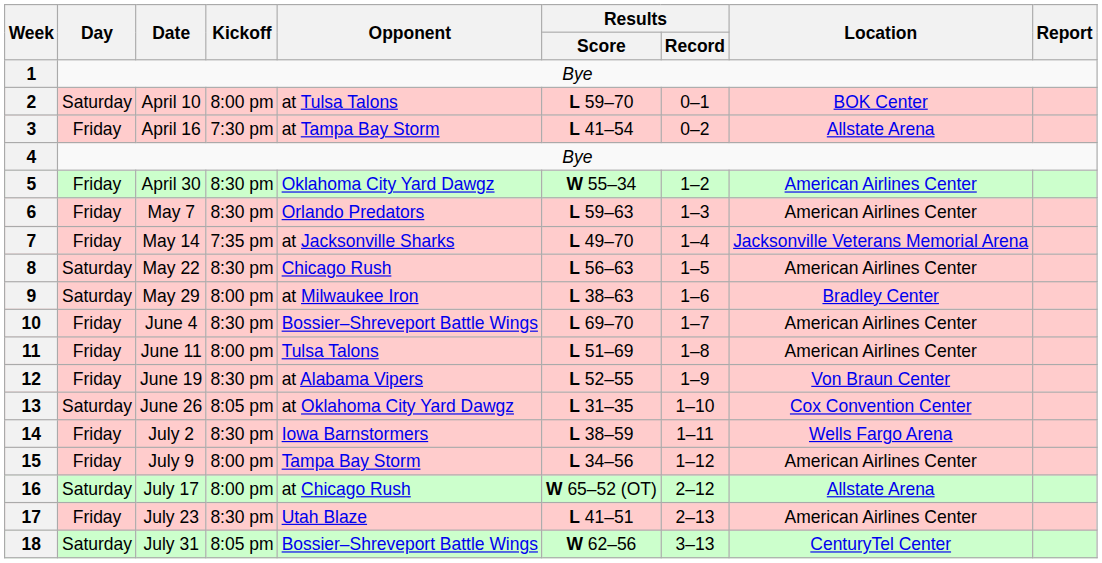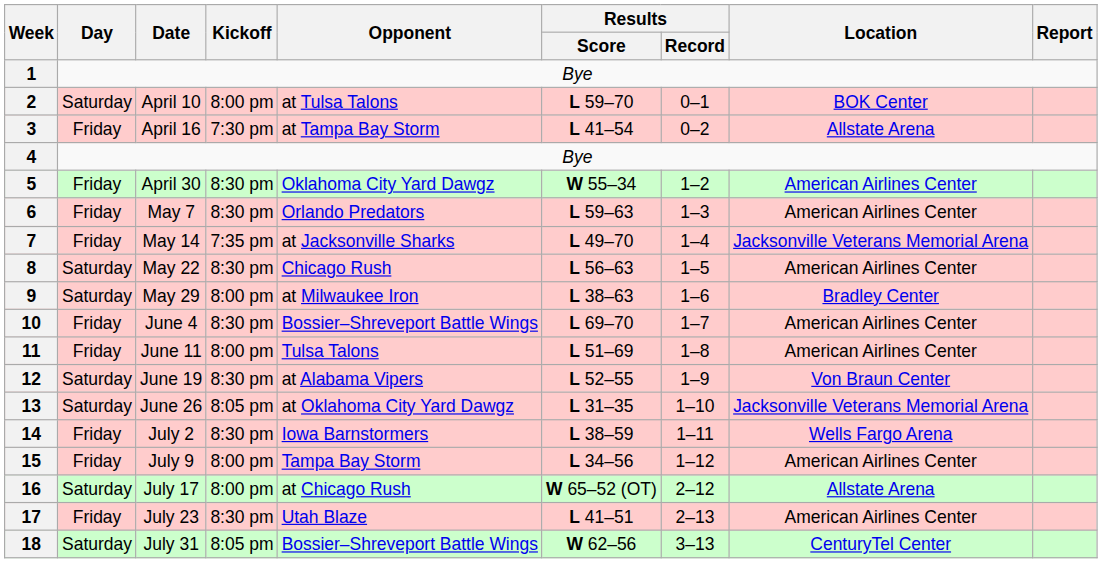(97, 378) Friday -> (97, 378) Saturday
(881, 406) Cox Convention Center -> (881, 406) Jacksonville Veterans Memorial Arena
